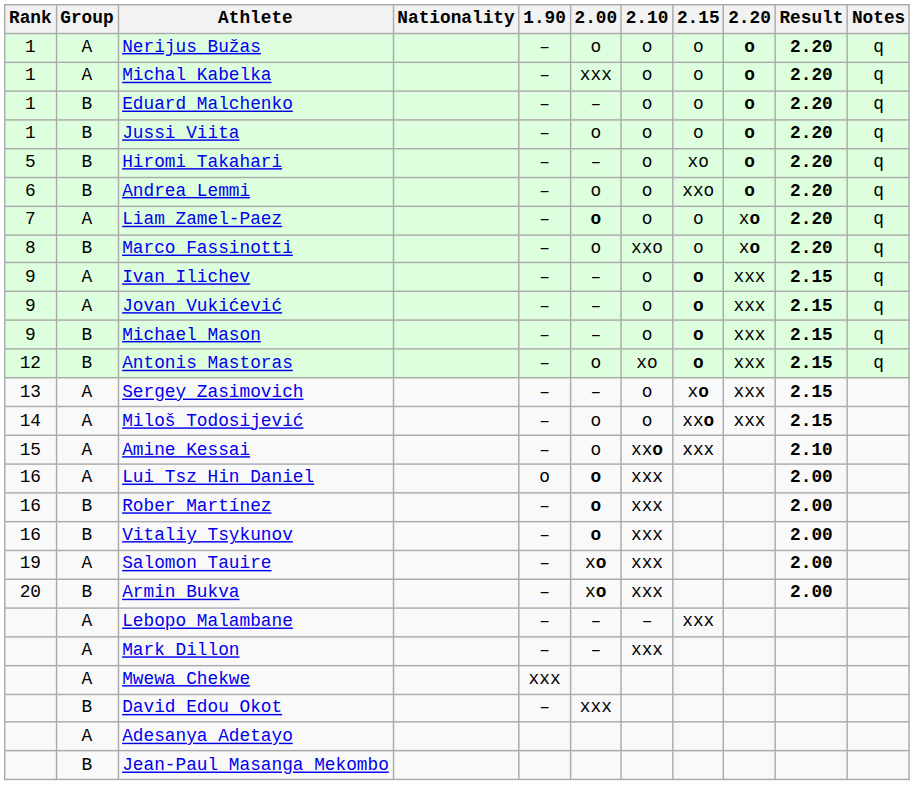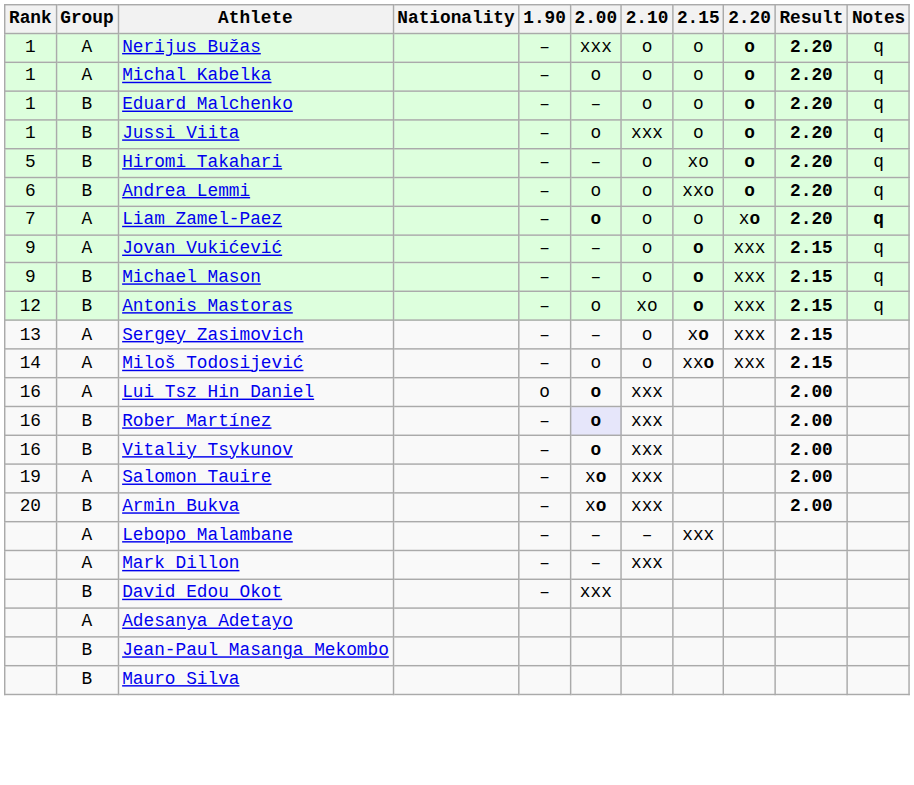(596, 48) o -> (596, 48) xxx
(596, 77) xxx -> (596, 77) o
(647, 134) o -> (647, 134) xxx
(879, 220) normal -> (879, 220) bold
- row: (207, 249)
- row: (186, 278)
- row: (186, 450)
(596, 507) no background -> (596, 421) lavender background
- row: (186, 680)
+ row: (181, 680)
